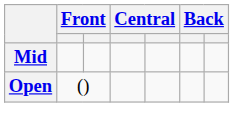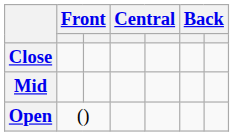+ row: (31, 57)
